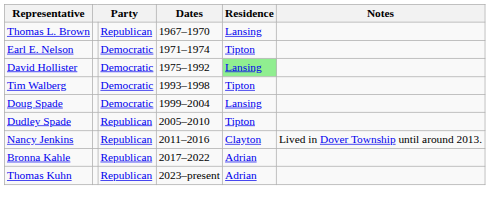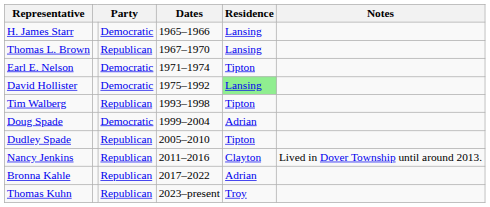+ row: (40, 31)
(127, 85) Democratic -> (126, 103) Republican
(243, 103) Lansing -> (241, 121) Adrian
(241, 175) Adrian -> (236, 193) Troy
